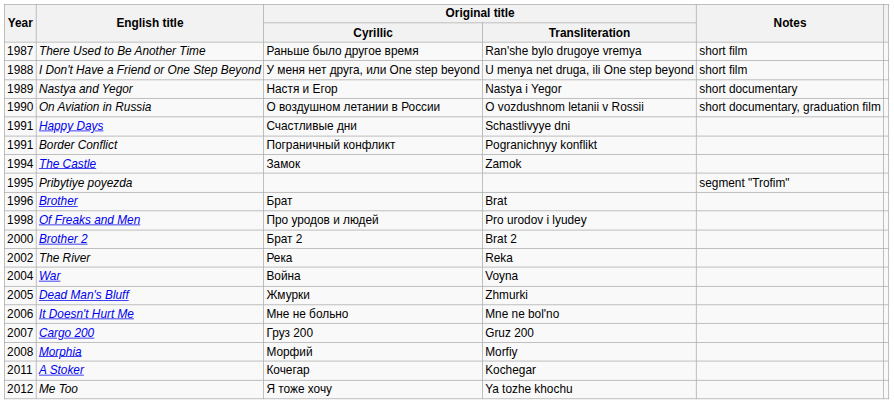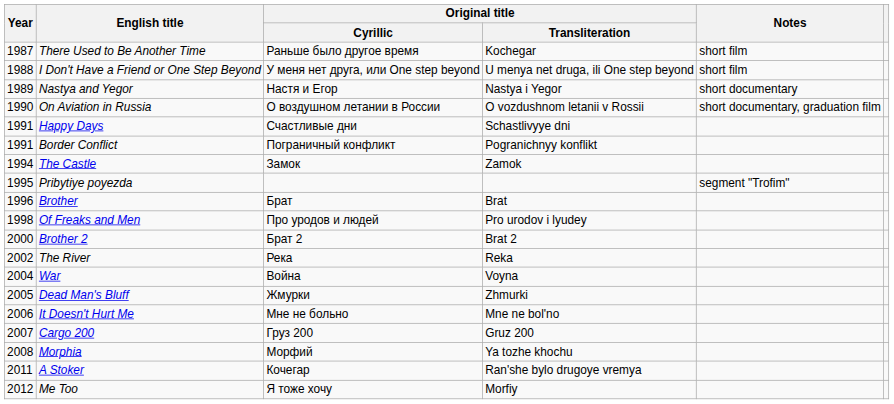(563, 51) Ran'she bylo drugoye vremya -> (511, 51) Kochegar
(501, 351) Morfiy -> (529, 351) Ya tozhe khochu
(511, 370) Kochegar -> (563, 370) Ran'she bylo drugoye vremya
(529, 389) Ya tozhe khochu -> (501, 389) Morfiy
